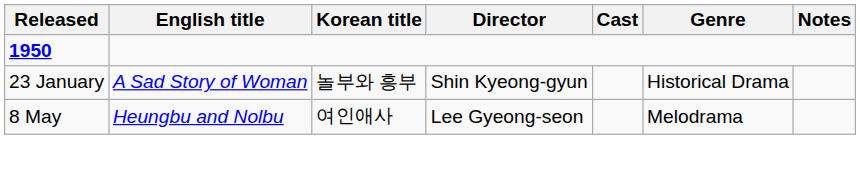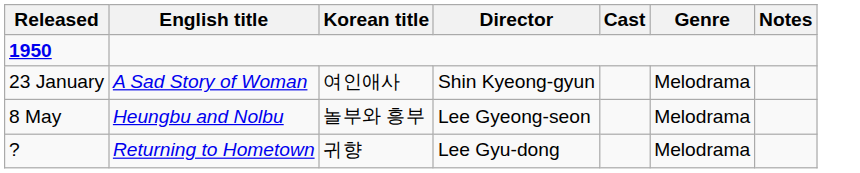(367, 81) 놀부와 흥부 -> (362, 81) 여인애사
(718, 82) Historical Drama -> (702, 82) Melodrama
(355, 115) 여인애사 -> (374, 115) 놀부와 흥부
+ row: (14, 150)
